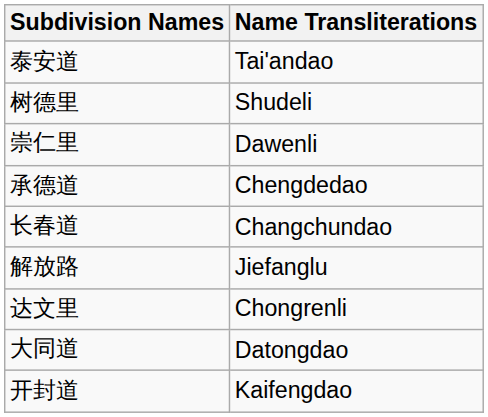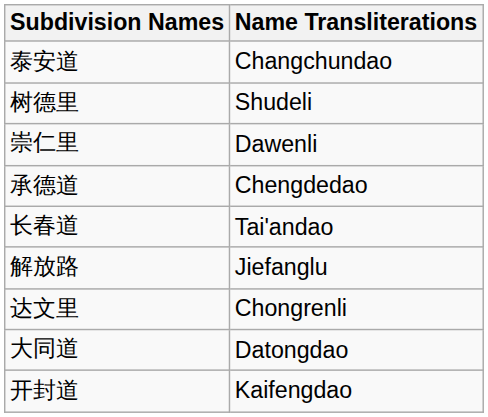(284, 61) Tai'andao -> (313, 61) Changchundao
(313, 226) Changchundao -> (284, 226) Tai'andao
